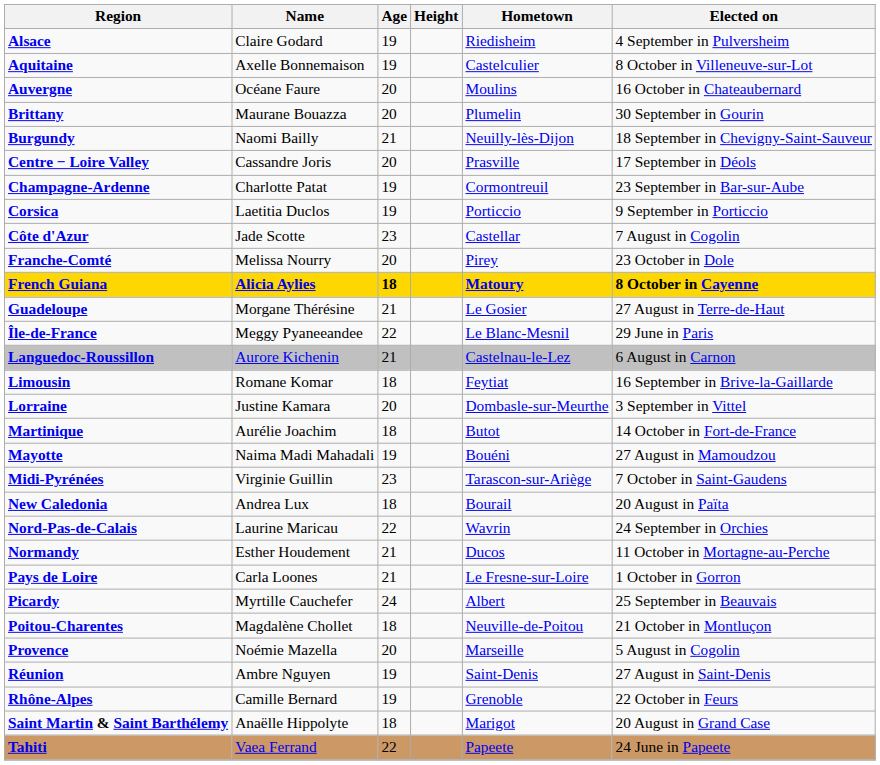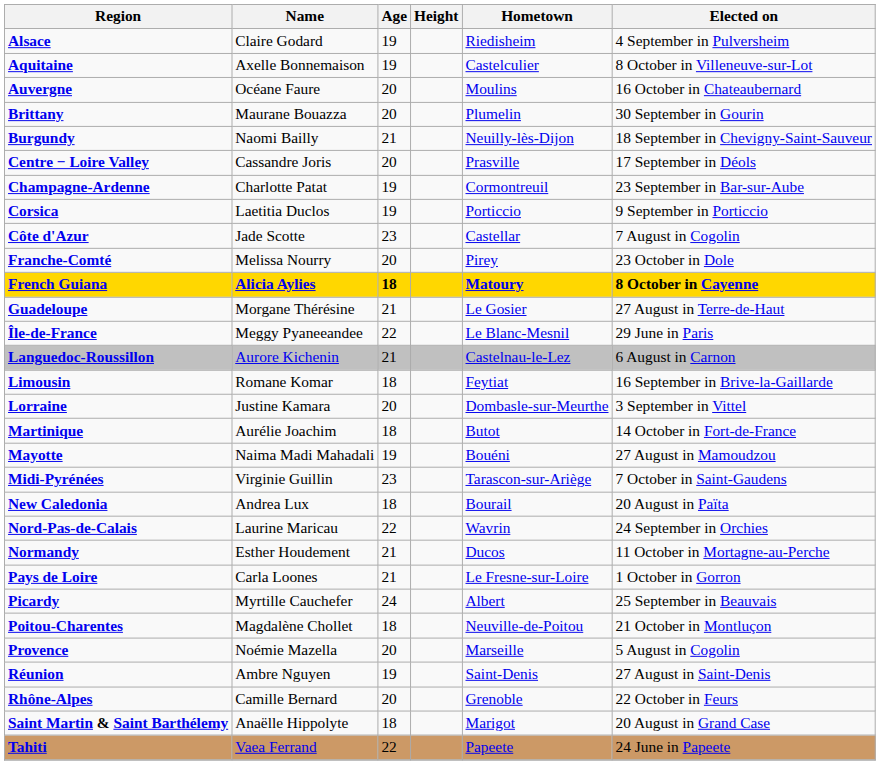(389, 698) 19 -> (389, 698) 20
